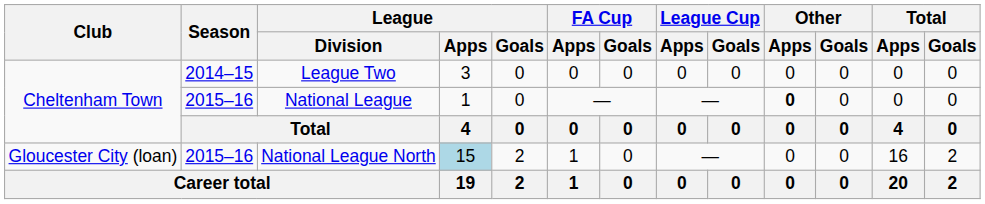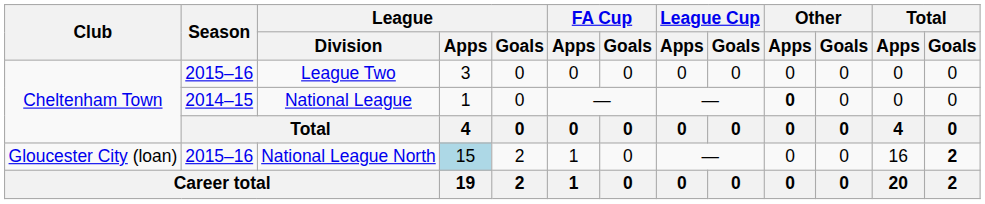(219, 73) 2014–15 -> (219, 73) 2015–16
(219, 101) 2015–16 -> (219, 101) 2014–15
(952, 156) normal -> (952, 156) bold
